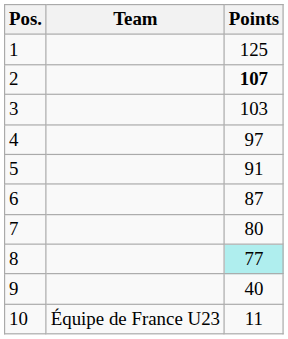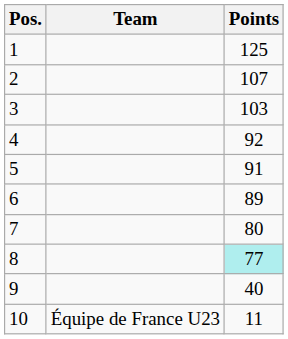(254, 79) bold -> (254, 79) normal
(254, 139) 97 -> (254, 139) 92
(254, 199) 87 -> (254, 199) 89
